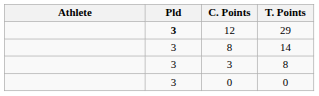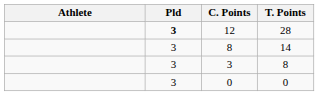(285, 30) 29 -> (285, 30) 28
